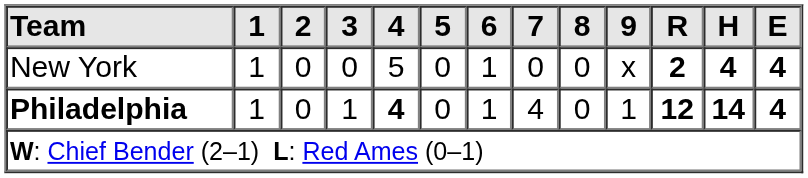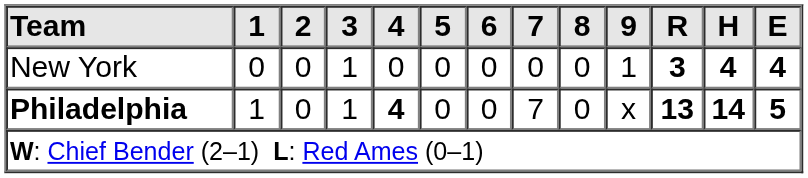(257, 67) 1 -> (257, 67) 0
(350, 67) 0 -> (350, 67) 1
(396, 67) 5 -> (396, 67) 0
(489, 67) 1 -> (489, 67) 0
(629, 67) x -> (629, 67) 1
(677, 67) 2 -> (677, 67) 3
(489, 108) 1 -> (489, 108) 0
(536, 108) 4 -> (536, 108) 7
(629, 108) 1 -> (629, 108) x
(677, 108) 12 -> (677, 108) 13
(778, 108) 4 -> (778, 108) 5
